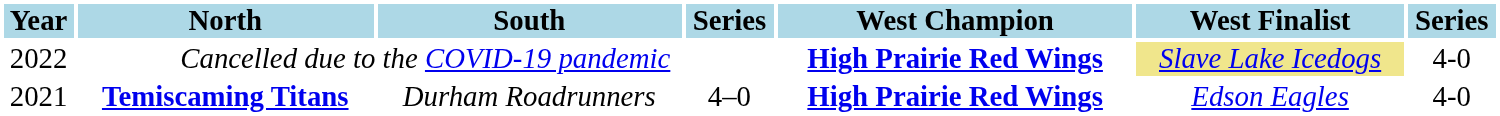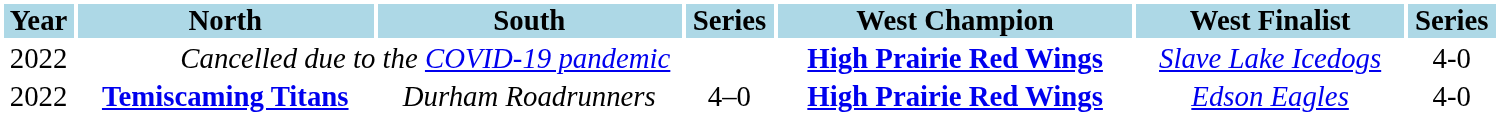(1270, 58) khaki background -> (1270, 58) no background
(39, 96) 2021 -> (39, 96) 2022
